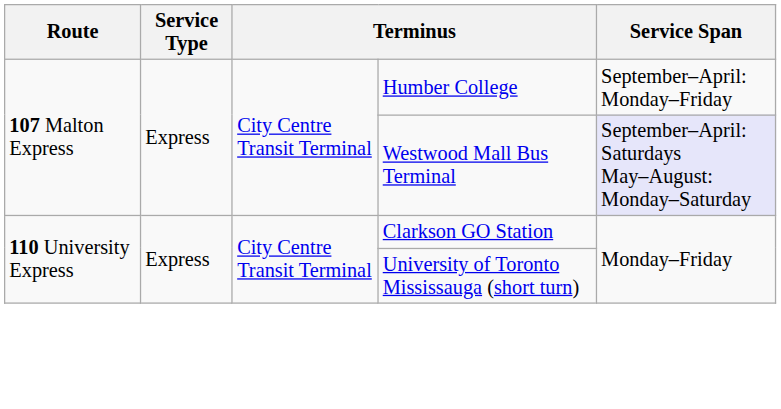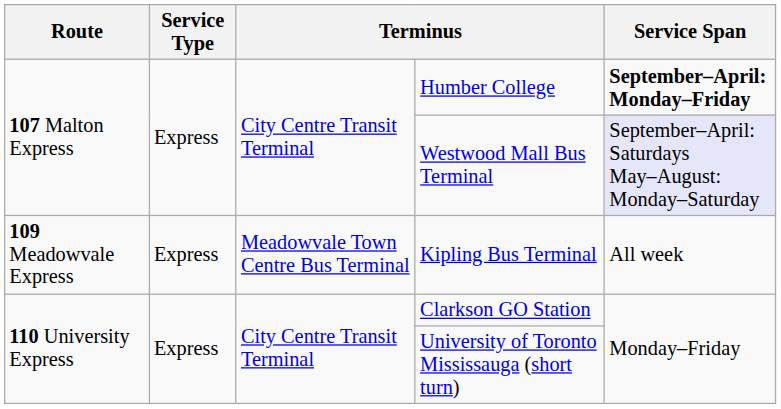(674, 87) normal -> (688, 87) bold
+ row: (508, 254)
